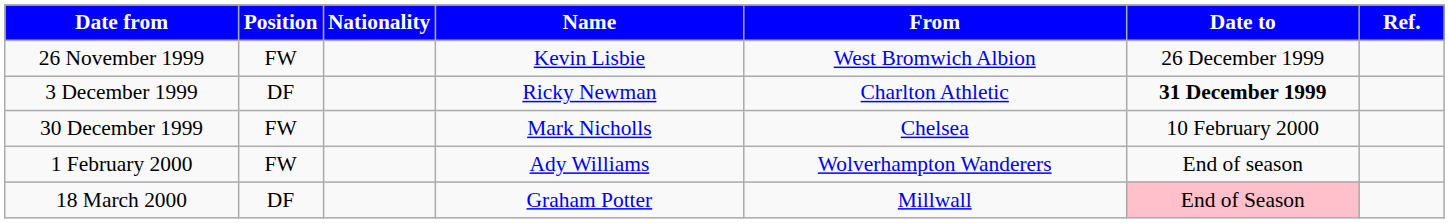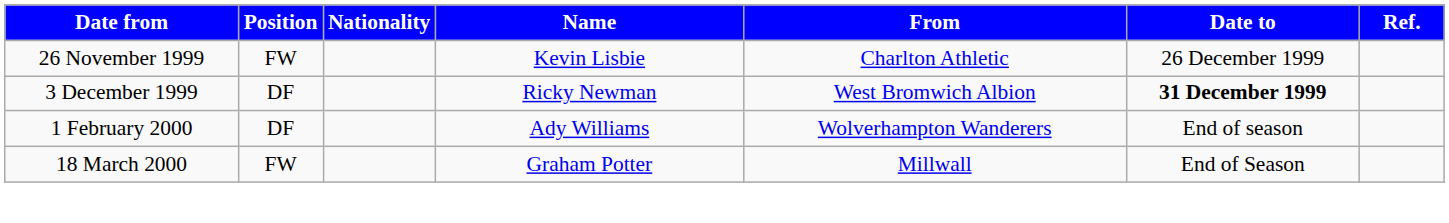(935, 57) West Bromwich Albion -> (935, 57) Charlton Athletic
(935, 93) Charlton Athletic -> (935, 93) West Bromwich Albion
- row: (122, 128)
(281, 164) FW -> (281, 128) DF
(281, 199) DF -> (281, 164) FW
(1243, 199) pink background -> (1243, 164) no background
